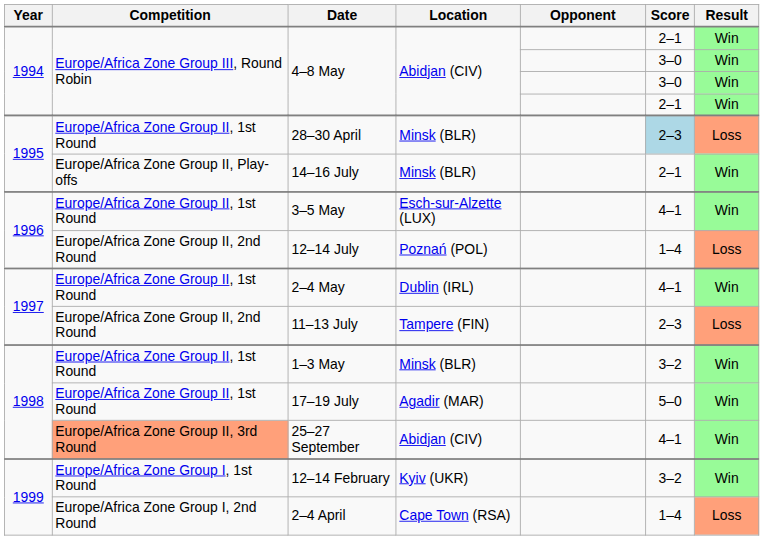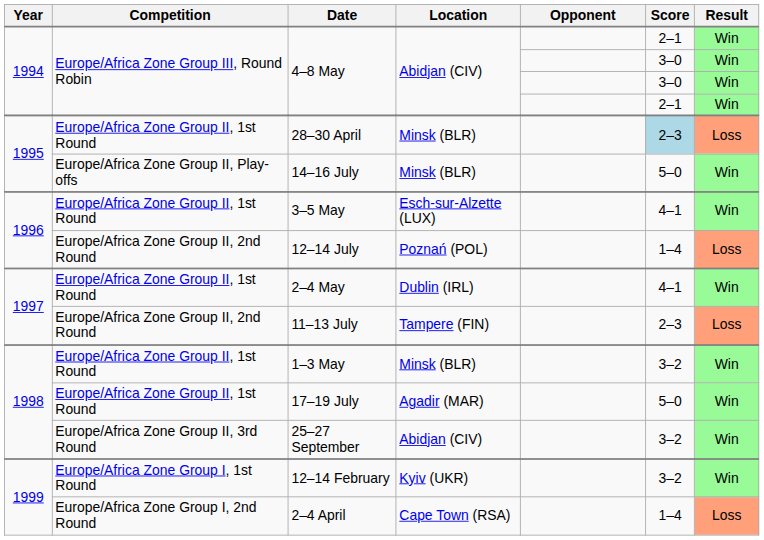(670, 172) 2–1 -> (670, 172) 5–0
(156, 439) lightsalmon background -> (156, 439) no background
(670, 439) 4–1 -> (670, 439) 3–2
